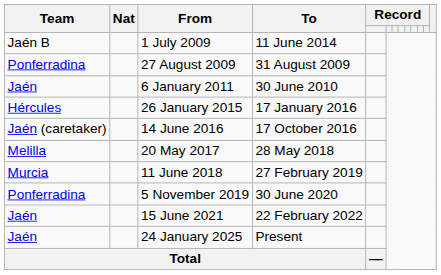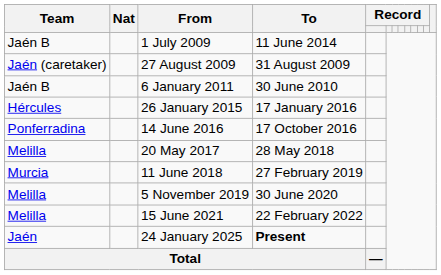(47, 64) Ponferradina -> (57, 64) Jaén (caretaker)
(22, 86) Jaén -> (29, 86) Jaén B
(57, 129) Jaén (caretaker) -> (47, 129) Ponferradina
(47, 194) Ponferradina -> (27, 194) Melilla
(22, 215) Jaén -> (27, 215) Melilla
(279, 237) normal -> (280, 237) bold
